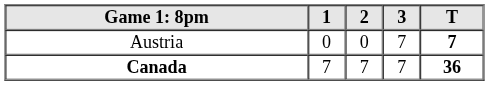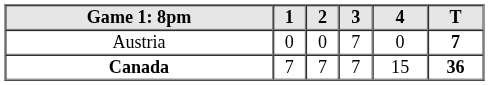+ column: (400, 17)
